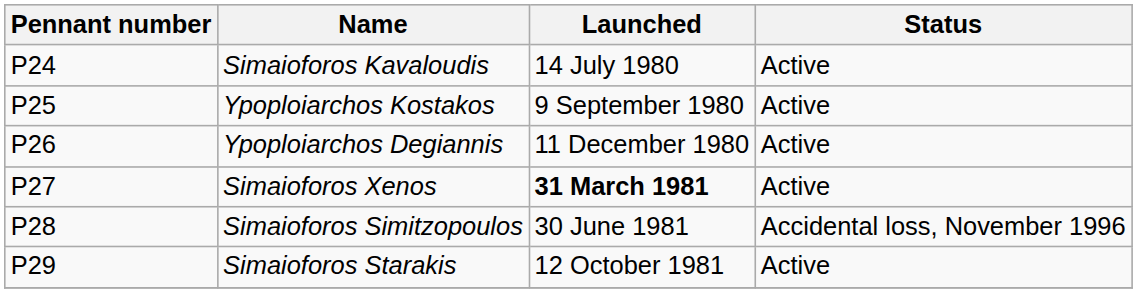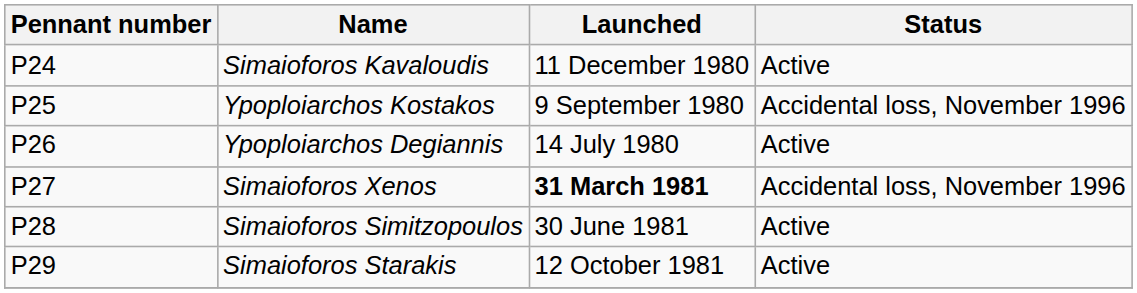(607, 65) 14 July 1980 -> (642, 65) 11 December 1980
(795, 105) Active -> (943, 105) Accidental loss, November 1996
(642, 145) 11 December 1980 -> (607, 145) 14 July 1980
(795, 186) Active -> (943, 186) Accidental loss, November 1996
(943, 226) Accidental loss, November 1996 -> (795, 226) Active
